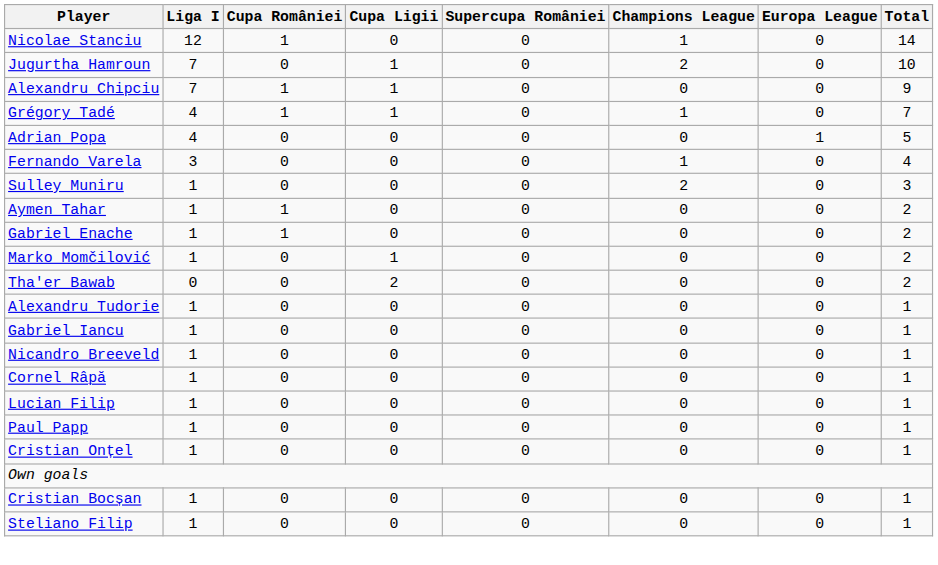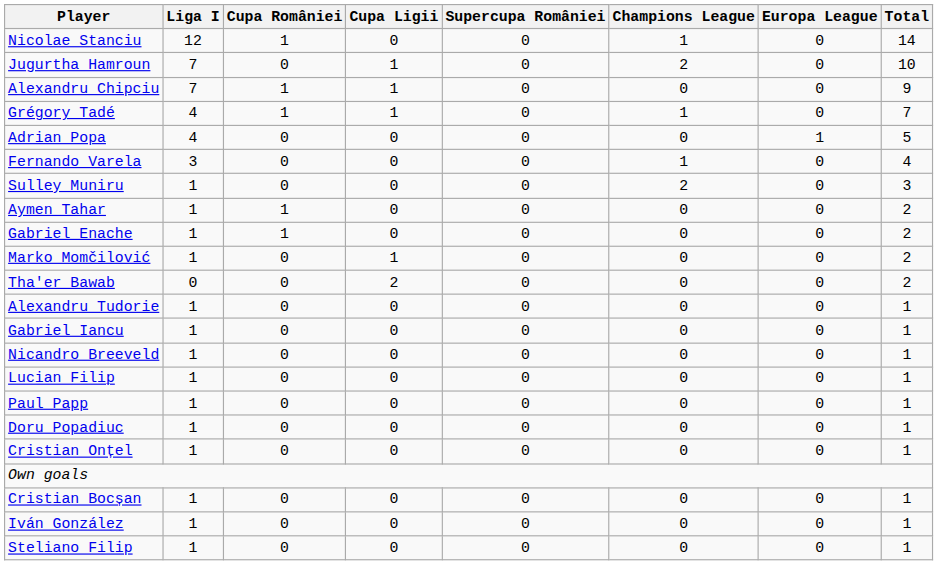- row: (57, 379)
+ row: (66, 427)
+ row: (66, 524)
